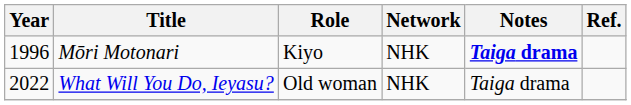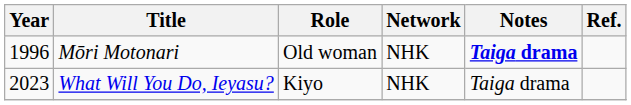(303, 52) Kiyo -> (330, 52) Old woman
(29, 83) 2022 -> (29, 83) 2023
(330, 83) Old woman -> (303, 83) Kiyo
